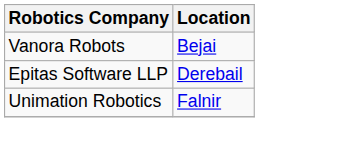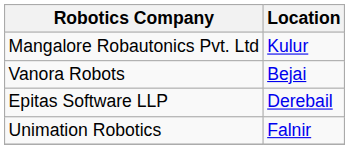+ row: (134, 46)
